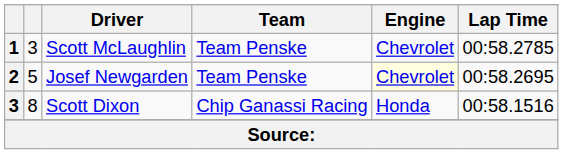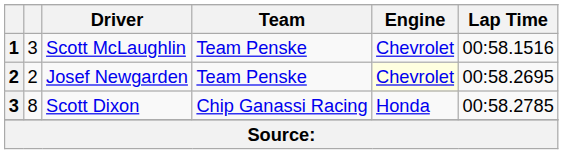(508, 48) 00:58.2785 -> (508, 48) 00:58.1516
(33, 77) 5 -> (33, 77) 2
(508, 106) 00:58.1516 -> (508, 106) 00:58.2785
